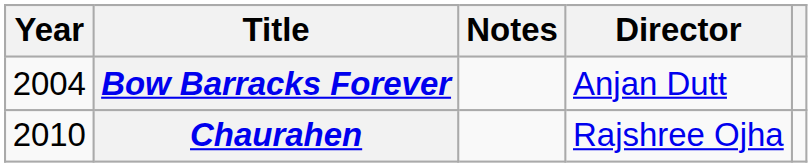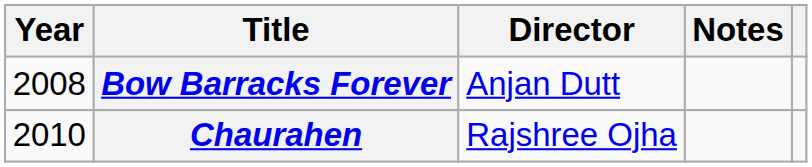columns swapped: (678, 30) <-> (512, 30)
(49, 82) 2004 -> (49, 82) 2008
